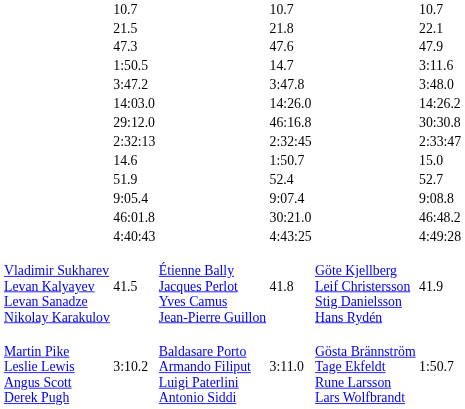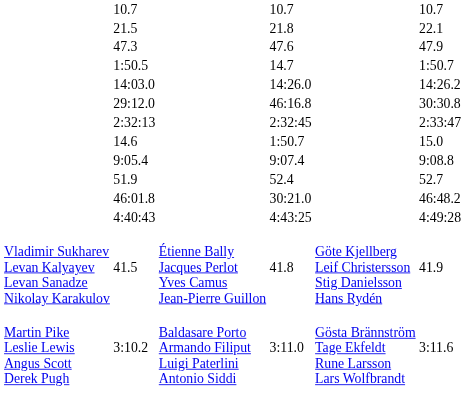(436, 66) 3:11.6 -> (436, 66) 1:50.7
- row: (131, 85)
rows swapped: (125, 179) <-> (131, 198)
(436, 367) 1:50.7 -> (436, 348) 3:11.6
